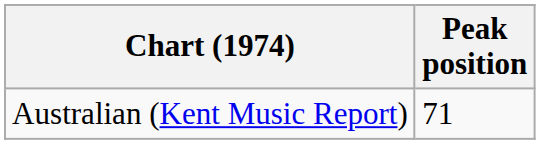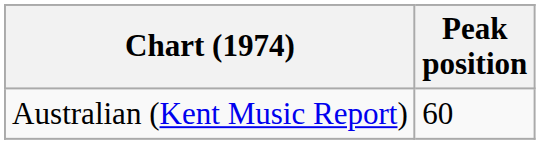(438, 113) 71 -> (438, 113) 60
